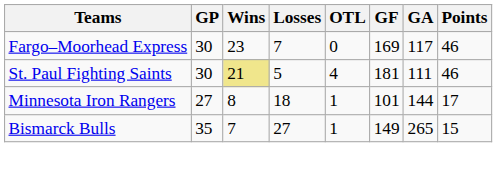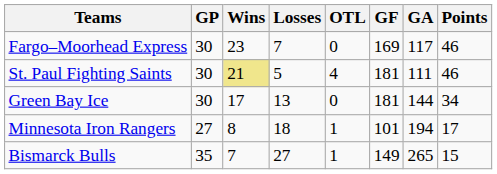+ row: (58, 100)
(420, 100) 144 -> (420, 127) 194
